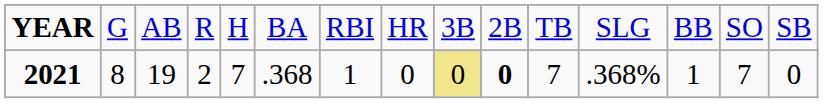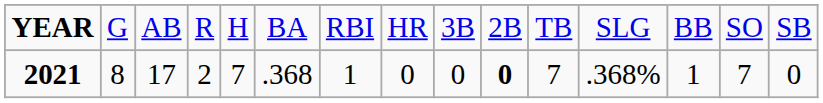(161, 73) 19 -> (161, 73) 17
(458, 73) khaki background -> (458, 73) no background
